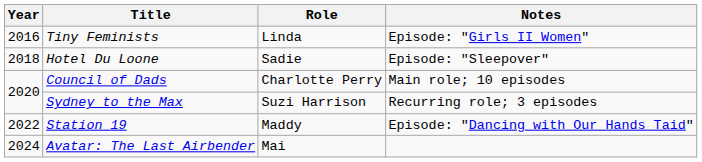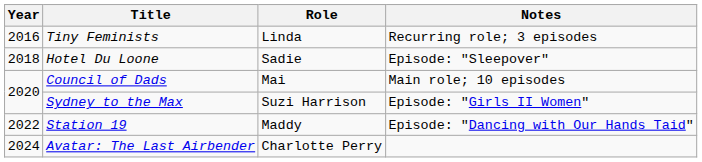(489, 37) Episode: "Girls II Women" -> (493, 37) Recurring role; 3 episodes
(322, 81) Charlotte Perry -> (274, 81) Mai
(493, 103) Recurring role; 3 episodes -> (489, 103) Episode: "Girls II Women"
(274, 146) Mai -> (322, 146) Charlotte Perry
